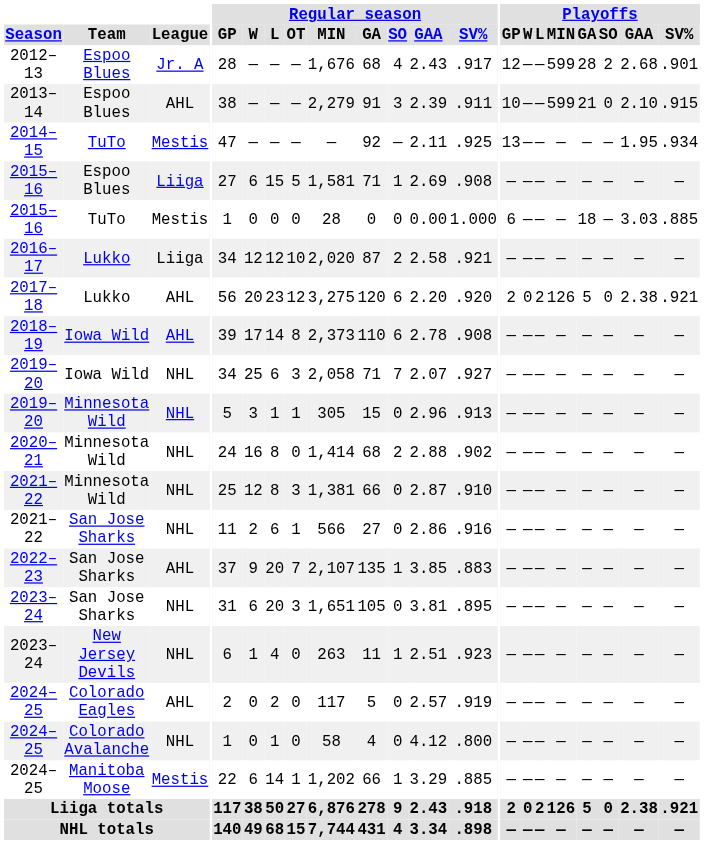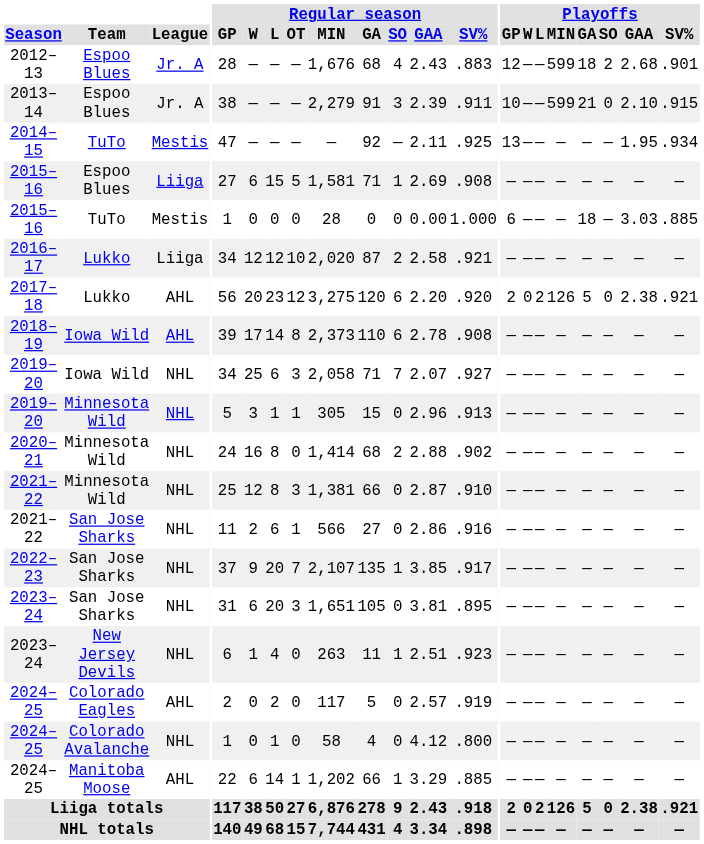(473, 65) .917 -> (473, 65) .883
(587, 65) 28 -> (587, 65) 18
(180, 103) AHL -> (180, 103) Jr. A
(180, 568) AHL -> (180, 568) NHL
(473, 568) .883 -> (473, 568) .917
(180, 780) Mestis -> (180, 780) AHL
